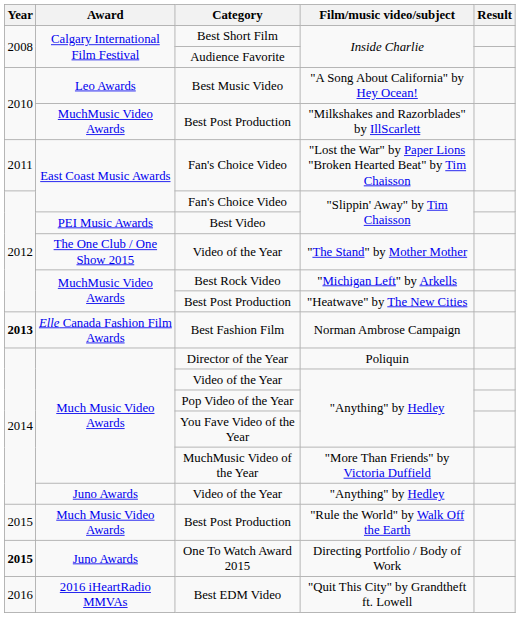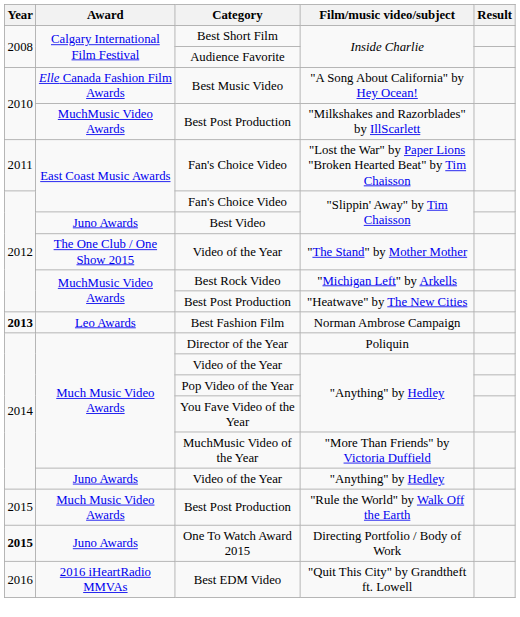(105, 85) Leo Awards -> (105, 85) Elle Canada Fashion Film Awards
(105, 223) PEI Music Awards -> (105, 223) Juno Awards
(105, 329) Elle Canada Fashion Film Awards -> (105, 322) Leo Awards
